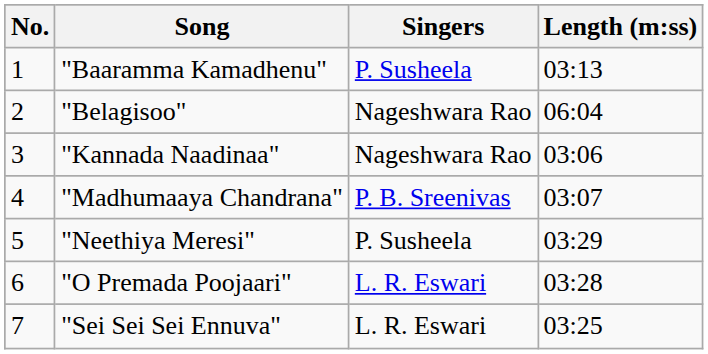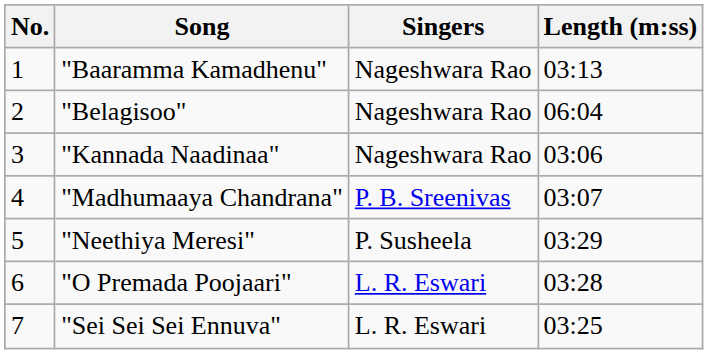(413, 68) P. Susheela -> (443, 68) Nageshwara Rao
